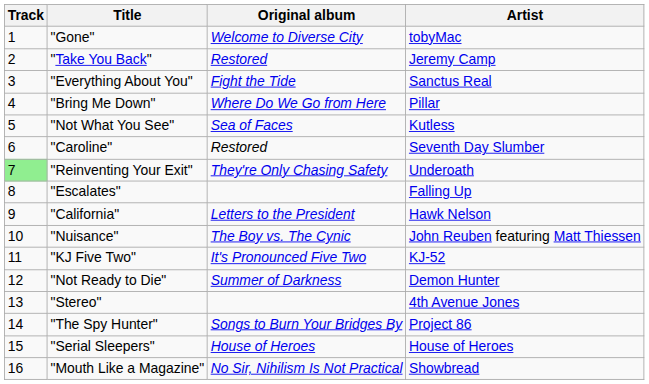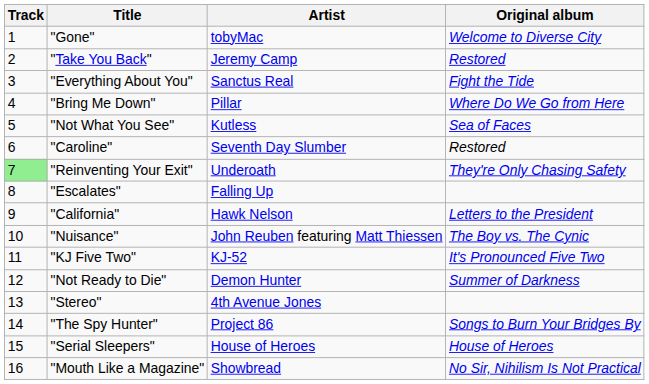columns swapped: (525, 15) <-> (307, 15)
